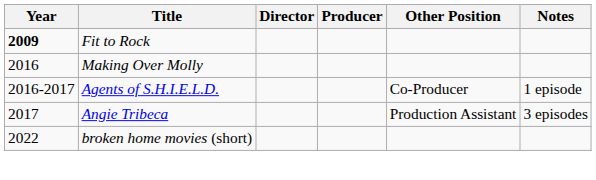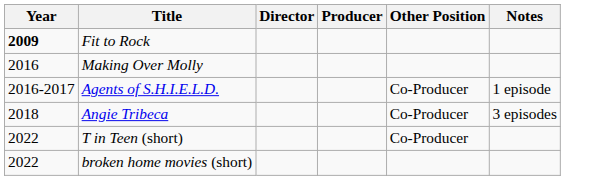(23, 114) 2017 -> (23, 114) 2018
(453, 114) Production Assistant -> (429, 114) Co-Producer
+ row: (132, 138)
